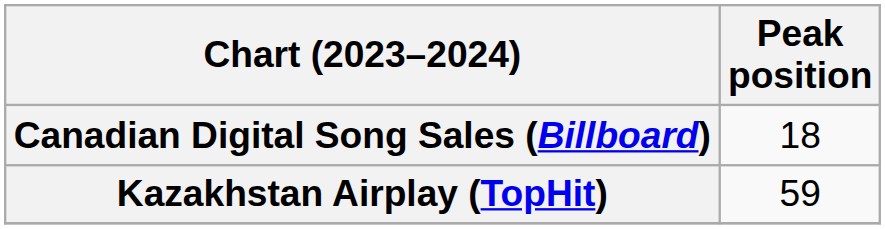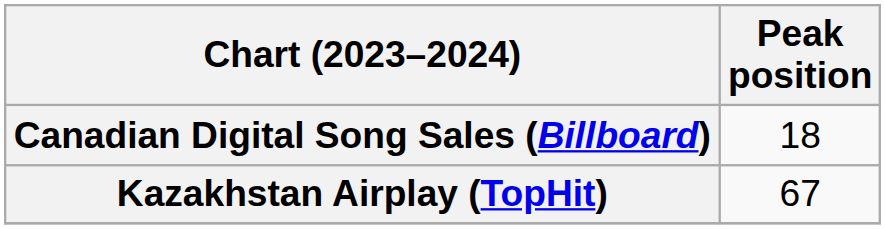(800, 193) 59 -> (800, 193) 67
